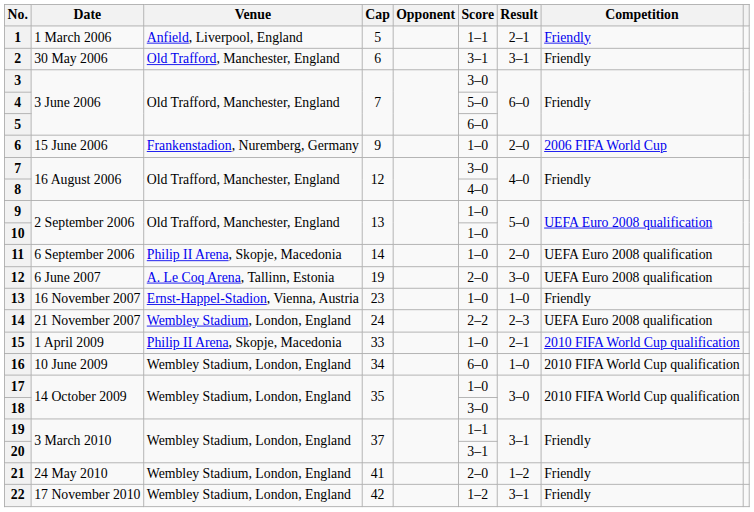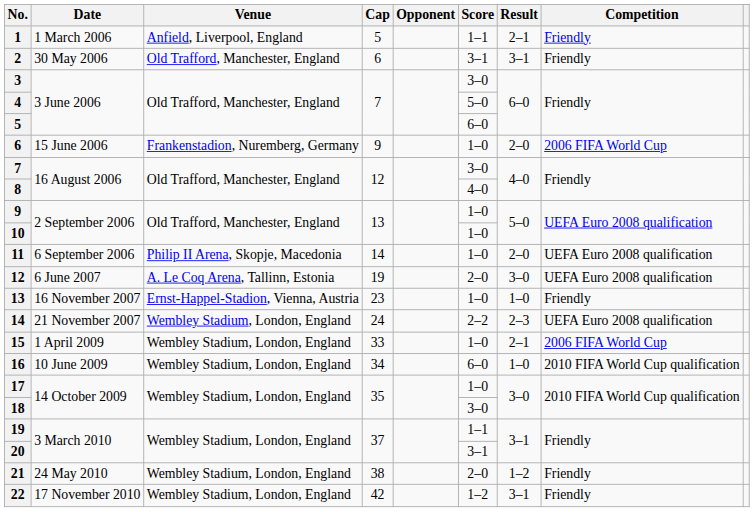(244, 342) Philip II Arena, Skopje, Macedonia -> (249, 342) Wembley Stadium, London, England
(642, 342) 2010 FIFA World Cup qualification -> (605, 342) 2006 FIFA World Cup
(378, 473) 41 -> (378, 473) 38
